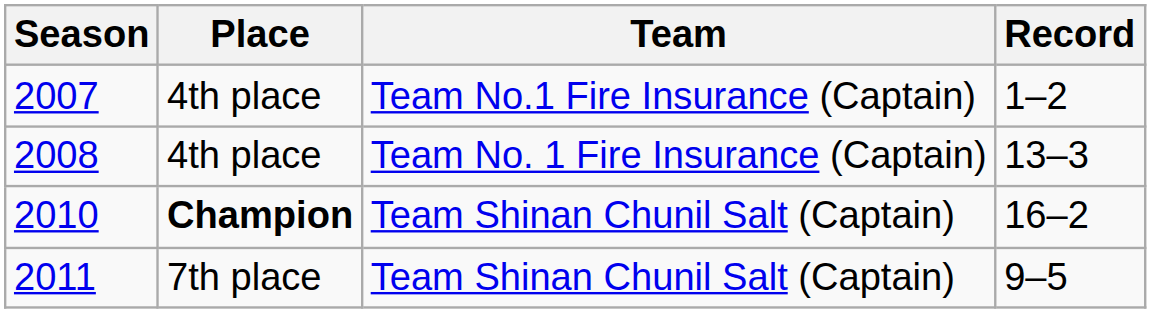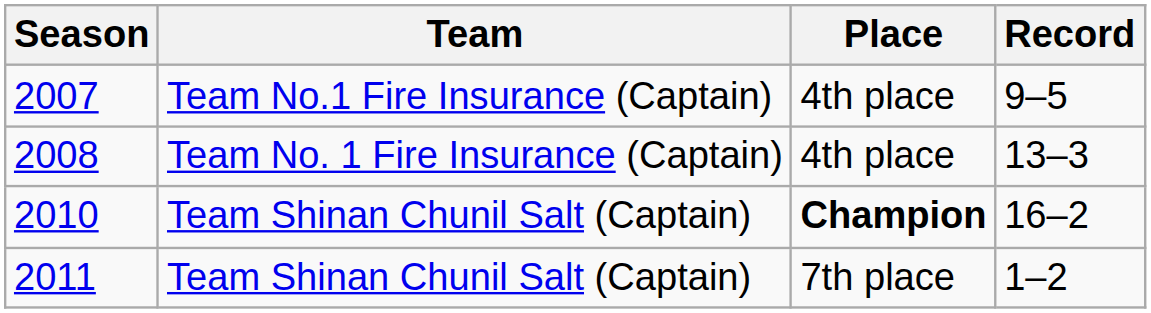columns swapped: (679, 34) <-> (260, 34)
(1036, 95) 1–2 -> (1036, 95) 9–5
(1036, 276) 9–5 -> (1036, 276) 1–2
